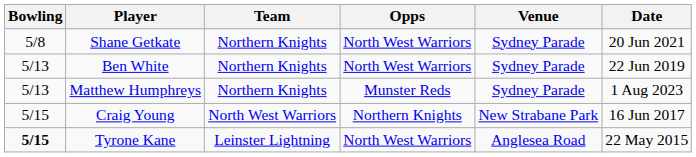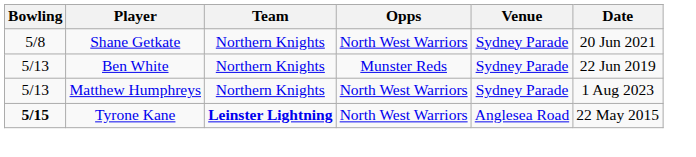(407, 66) North West Warriors -> (404, 66) Munster Reds
(407, 90) Munster Reds -> (404, 90) North West Warriors
- row: (135, 115)
(272, 139) normal -> (270, 115) bold
